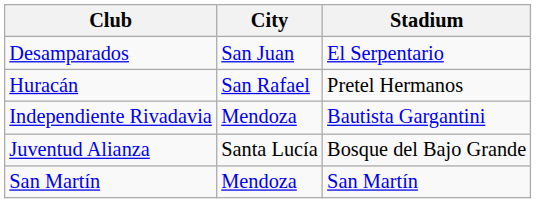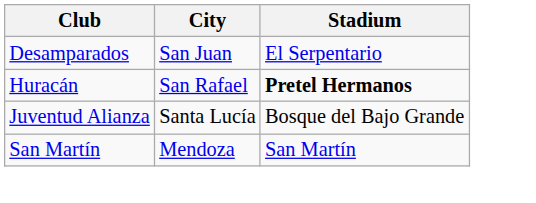(395, 85) normal -> (338, 85) bold
- row: (111, 117)
